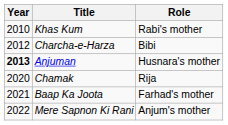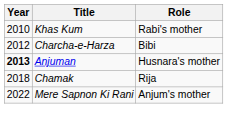(18, 78) 2020 -> (18, 78) 2018
- row: (69, 95)
